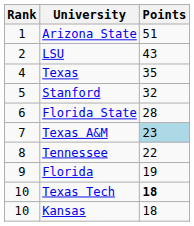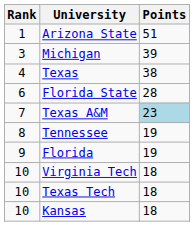- row: (53, 54)
+ row: (71, 54)
(150, 73) 35 -> (150, 73) 38
- row: (71, 93)
(150, 152) 22 -> (150, 133) 19
+ row: (90, 172)
(150, 192) bold -> (150, 192) normal
